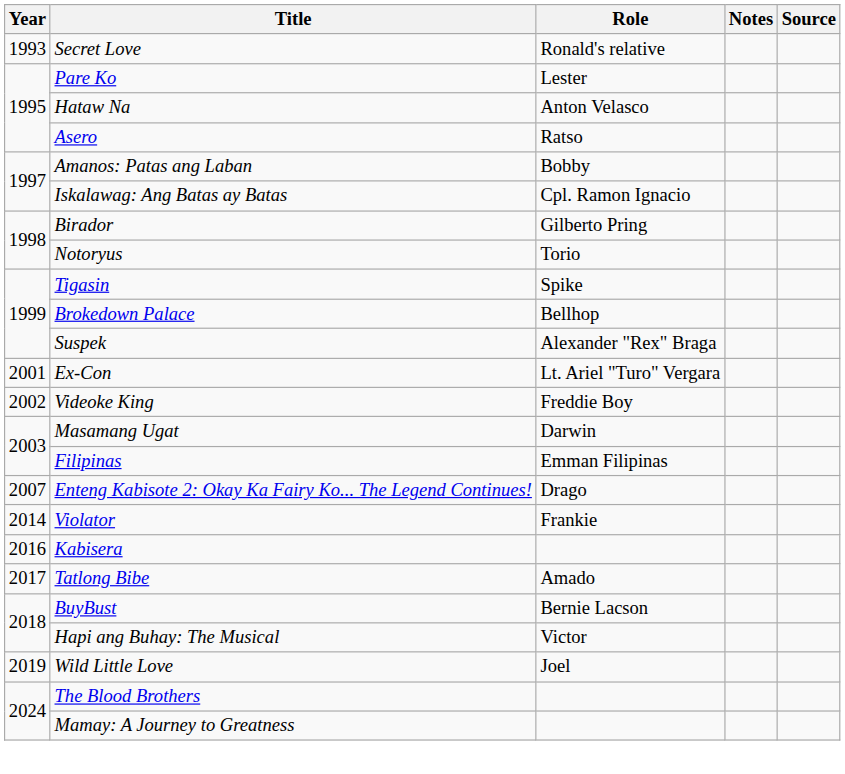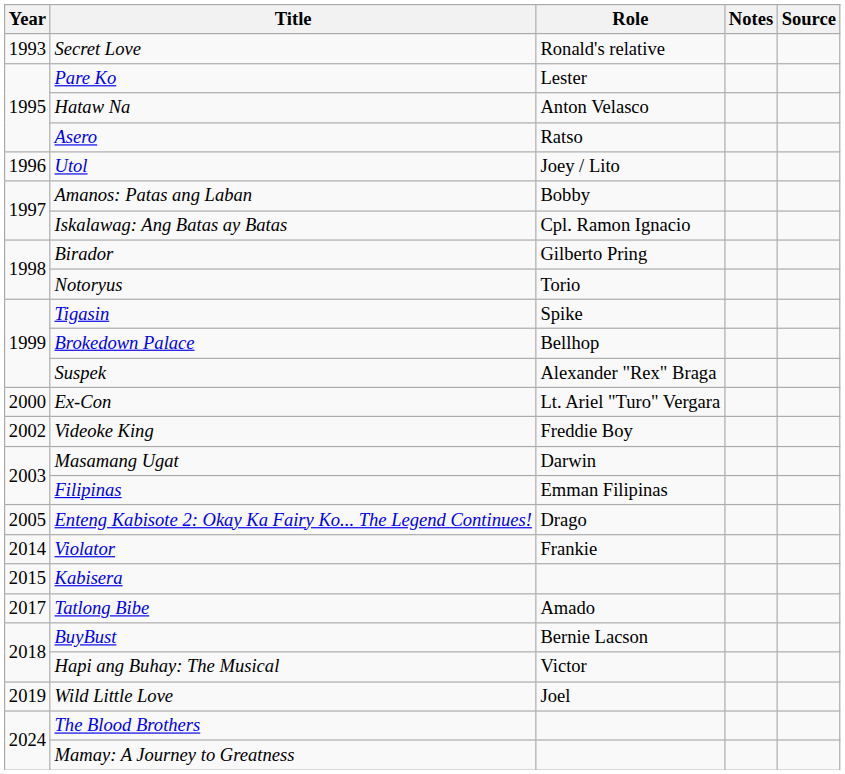+ row: (71, 166)
(27, 372) 2001 -> (27, 401) 2000
(27, 490) 2007 -> (27, 519) 2005
(27, 549) 2016 -> (27, 578) 2015
